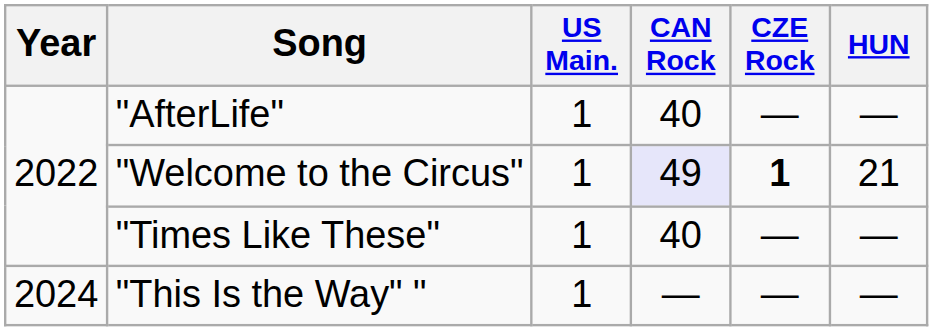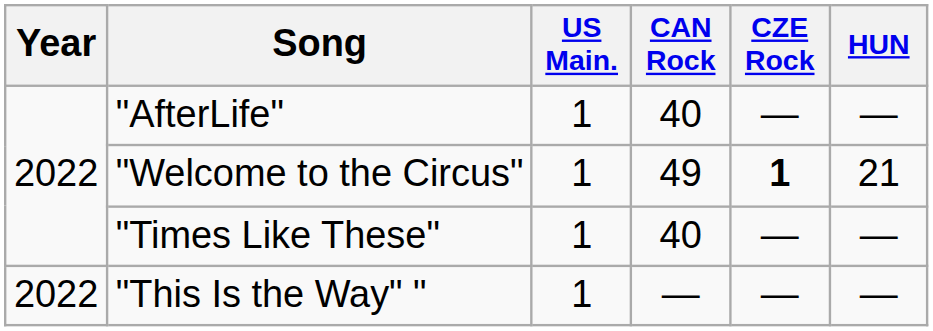(681, 174) lavender background -> (681, 174) no background
(56, 295) 2024 -> (56, 295) 2022
